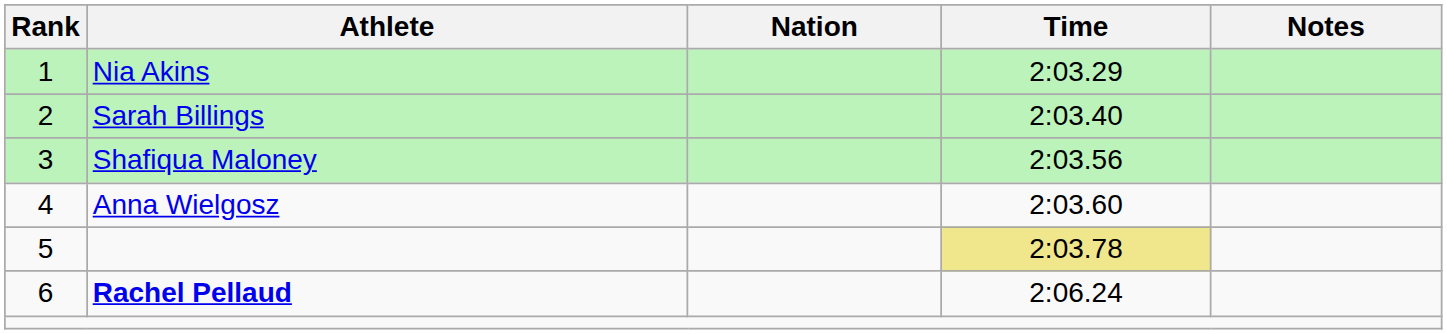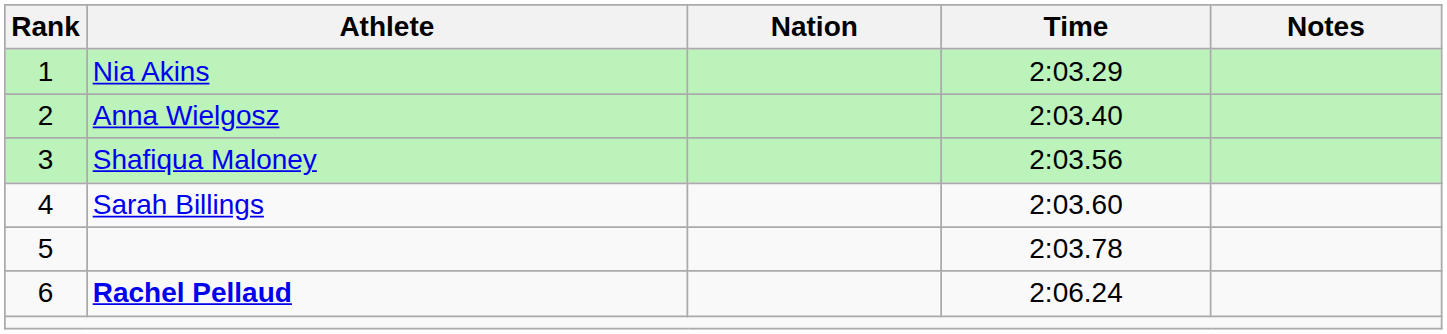(178, 115) Sarah Billings -> (186, 115) Anna Wielgosz
(186, 204) Anna Wielgosz -> (178, 204) Sarah Billings
(1076, 248) khaki background -> (1076, 248) no background
